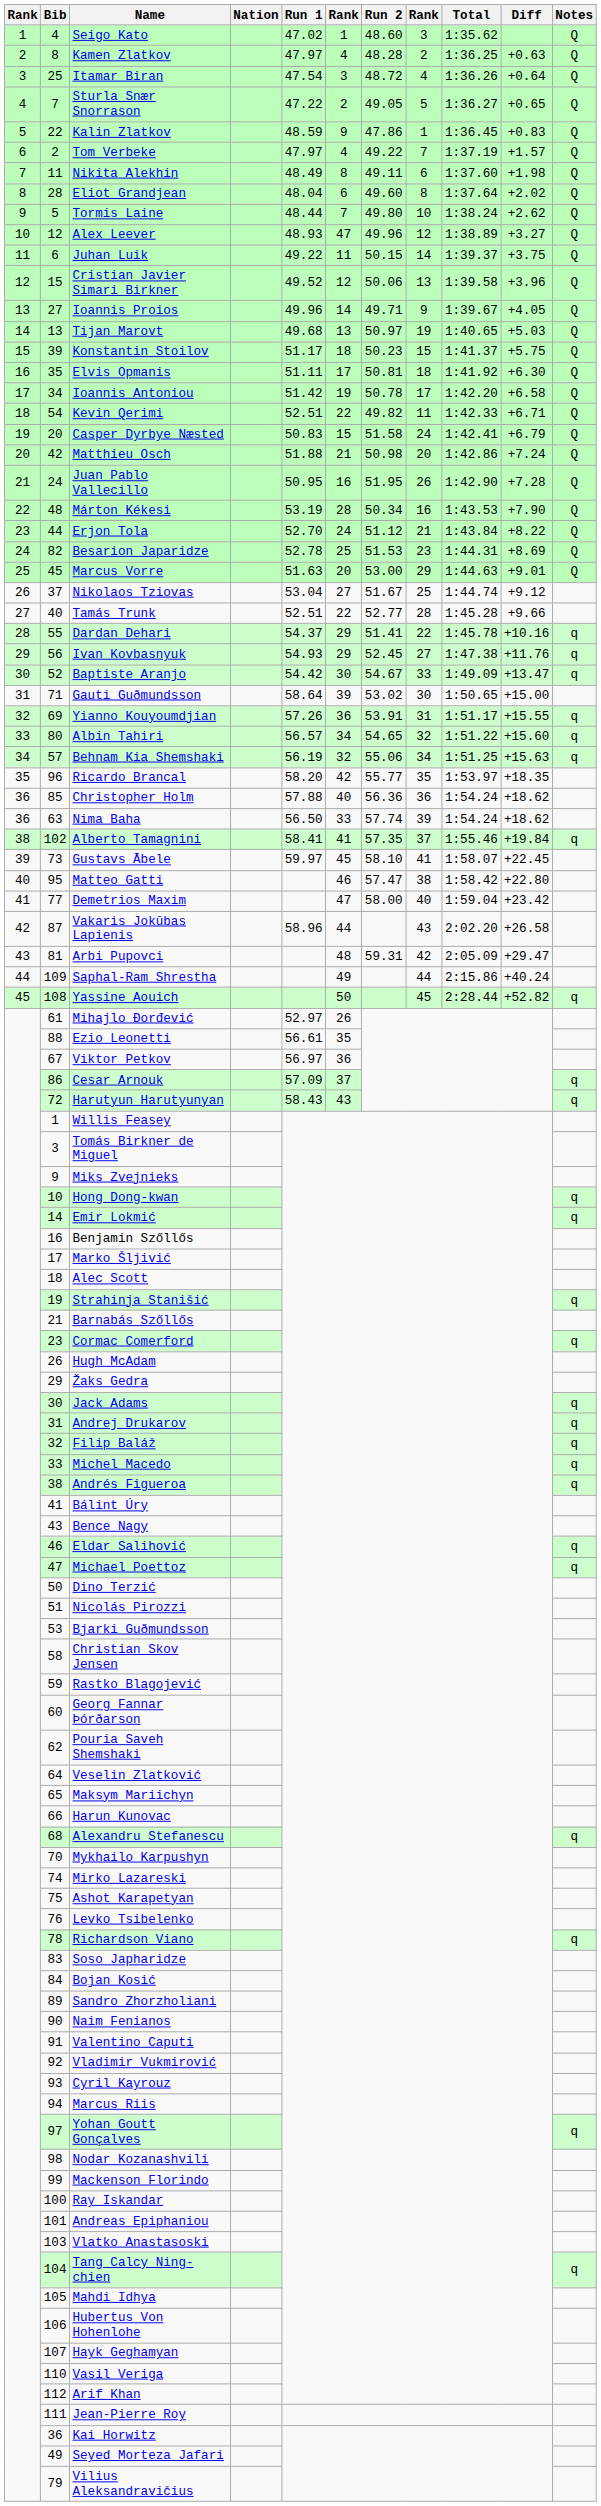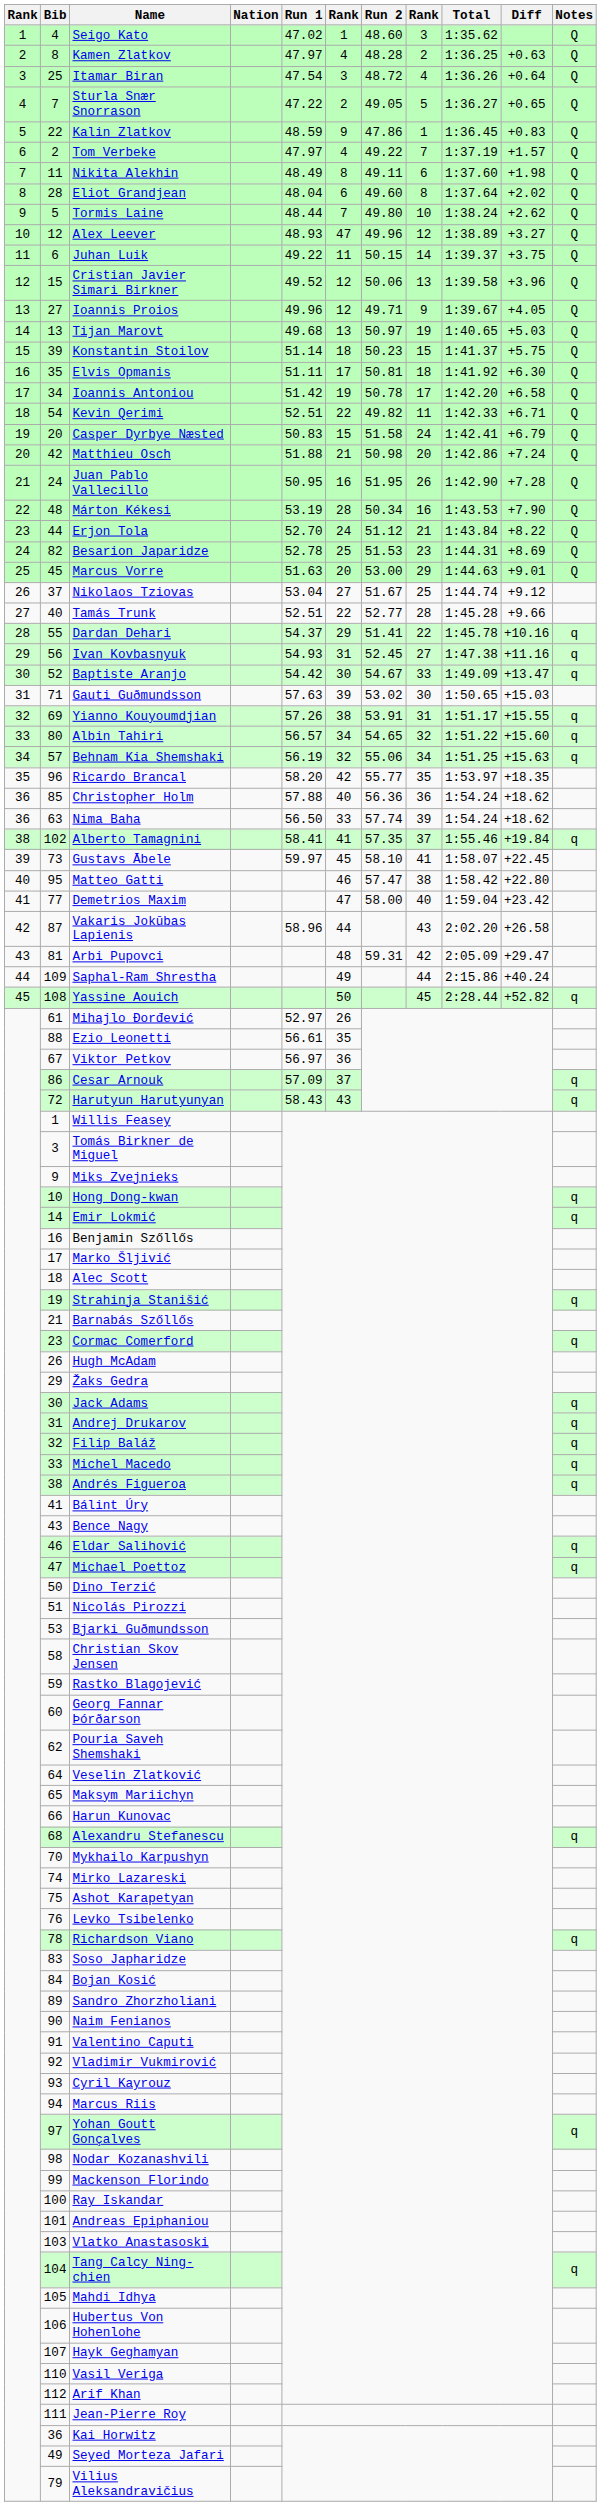(344, 311) 14 -> (344, 311) 12
(304, 352) 51.17 -> (304, 352) 51.14
(344, 654) 29 -> (344, 654) 31
(527, 654) +11.76 -> (527, 654) +11.16
(304, 696) 58.64 -> (304, 696) 57.63
(527, 696) +15.00 -> (527, 696) +15.03
(344, 716) 36 -> (344, 716) 38
